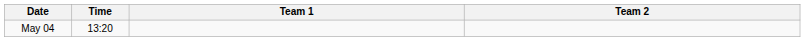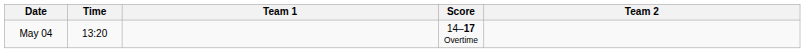+ column: (461, 12)
